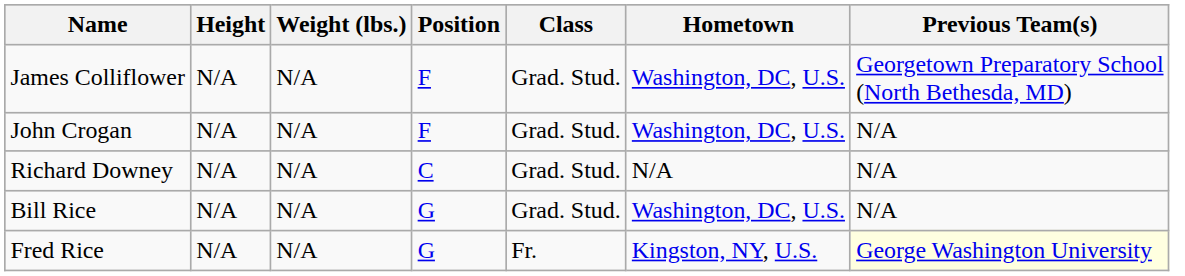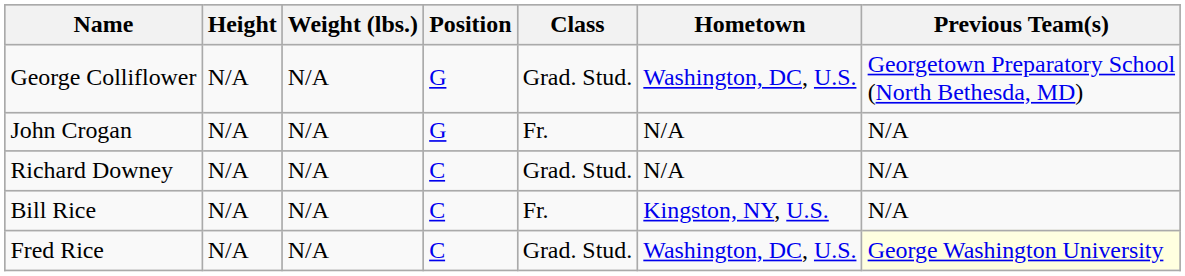+ row: (103, 78)
- row: (98, 78)
(424, 131) F -> (438, 131) G
(566, 131) Grad. Stud. -> (536, 131) Fr.
(738, 131) Washington, DC, U.S. -> (664, 131) N/A
(426, 210) G -> (437, 210) C
(566, 210) Grad. Stud. -> (536, 210) Fr.
(738, 210) Washington, DC, U.S. -> (736, 210) Kingston, NY, U.S.
(426, 249) G -> (437, 249) C
(524, 249) Fr. -> (577, 249) Grad. Stud.
(725, 249) Kingston, NY, U.S. -> (750, 249) Washington, DC, U.S.
